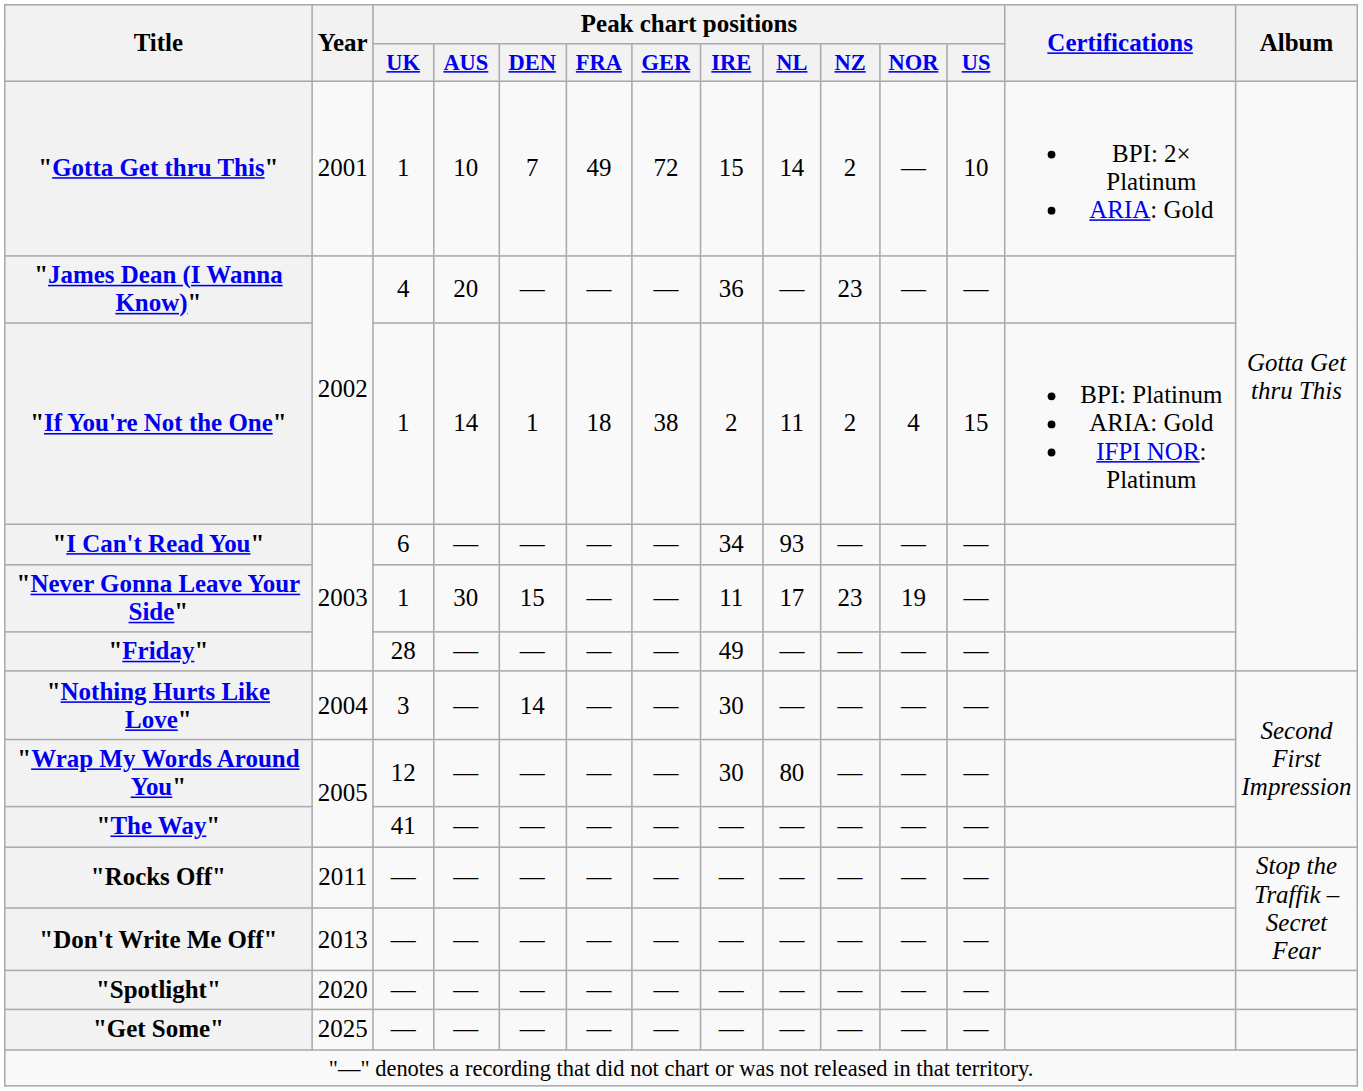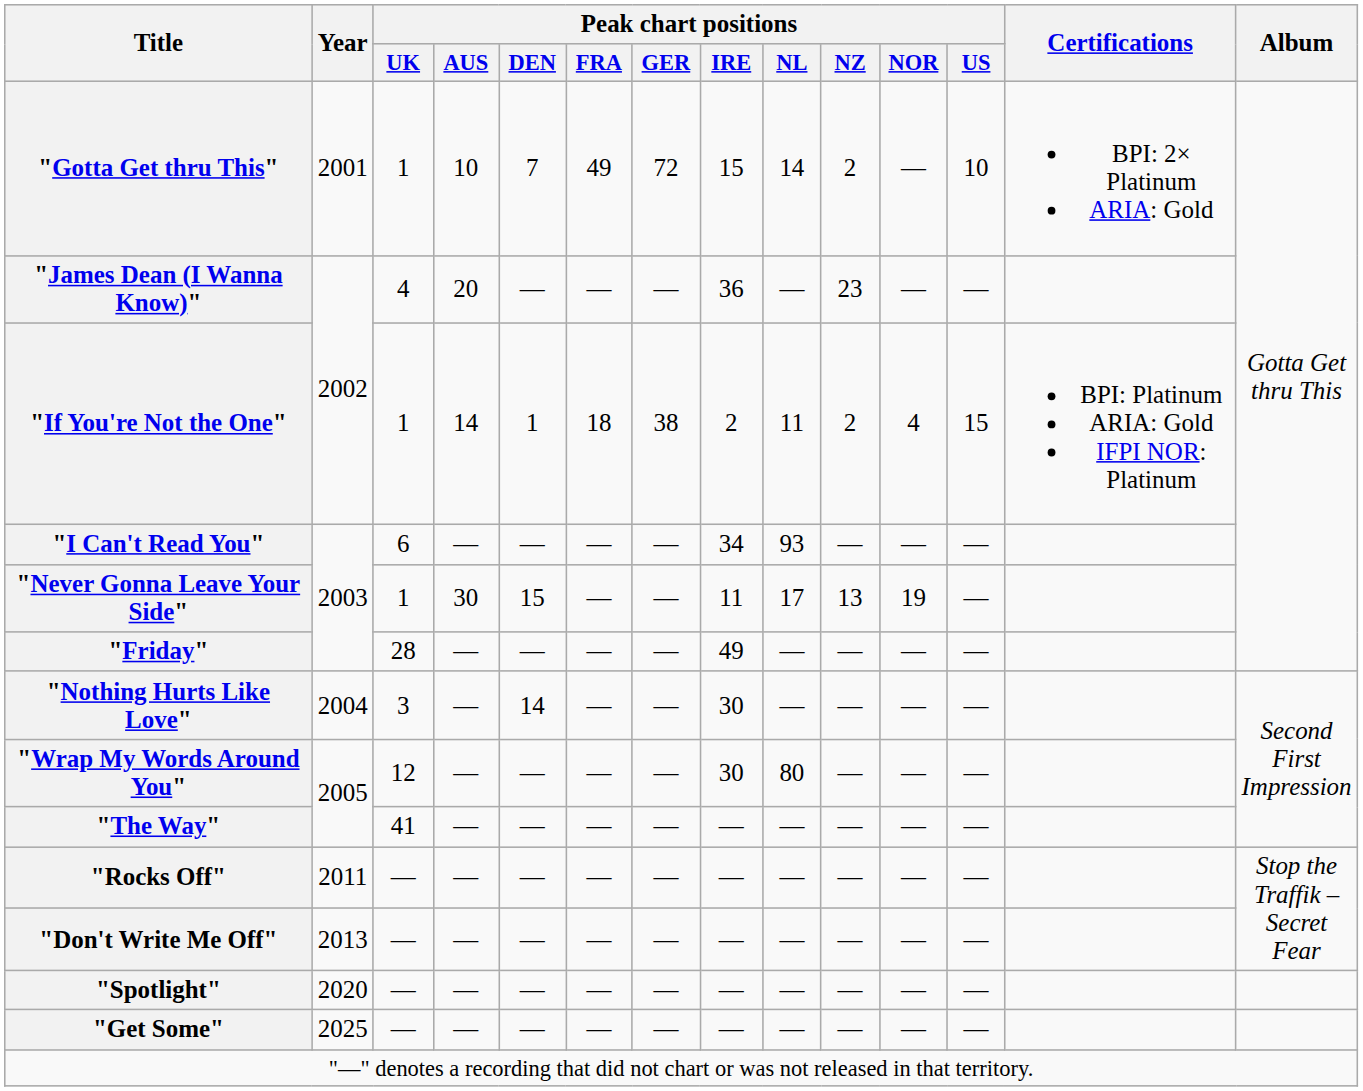(850, 597) 23 -> (850, 597) 13
